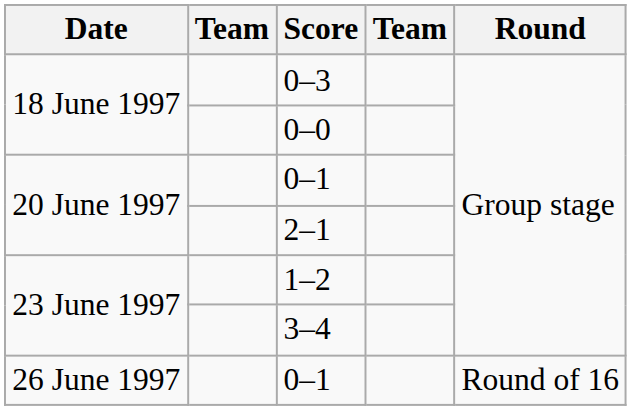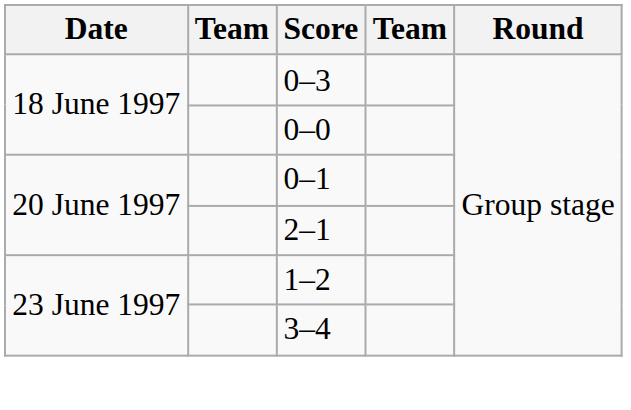- row: (96, 379)
